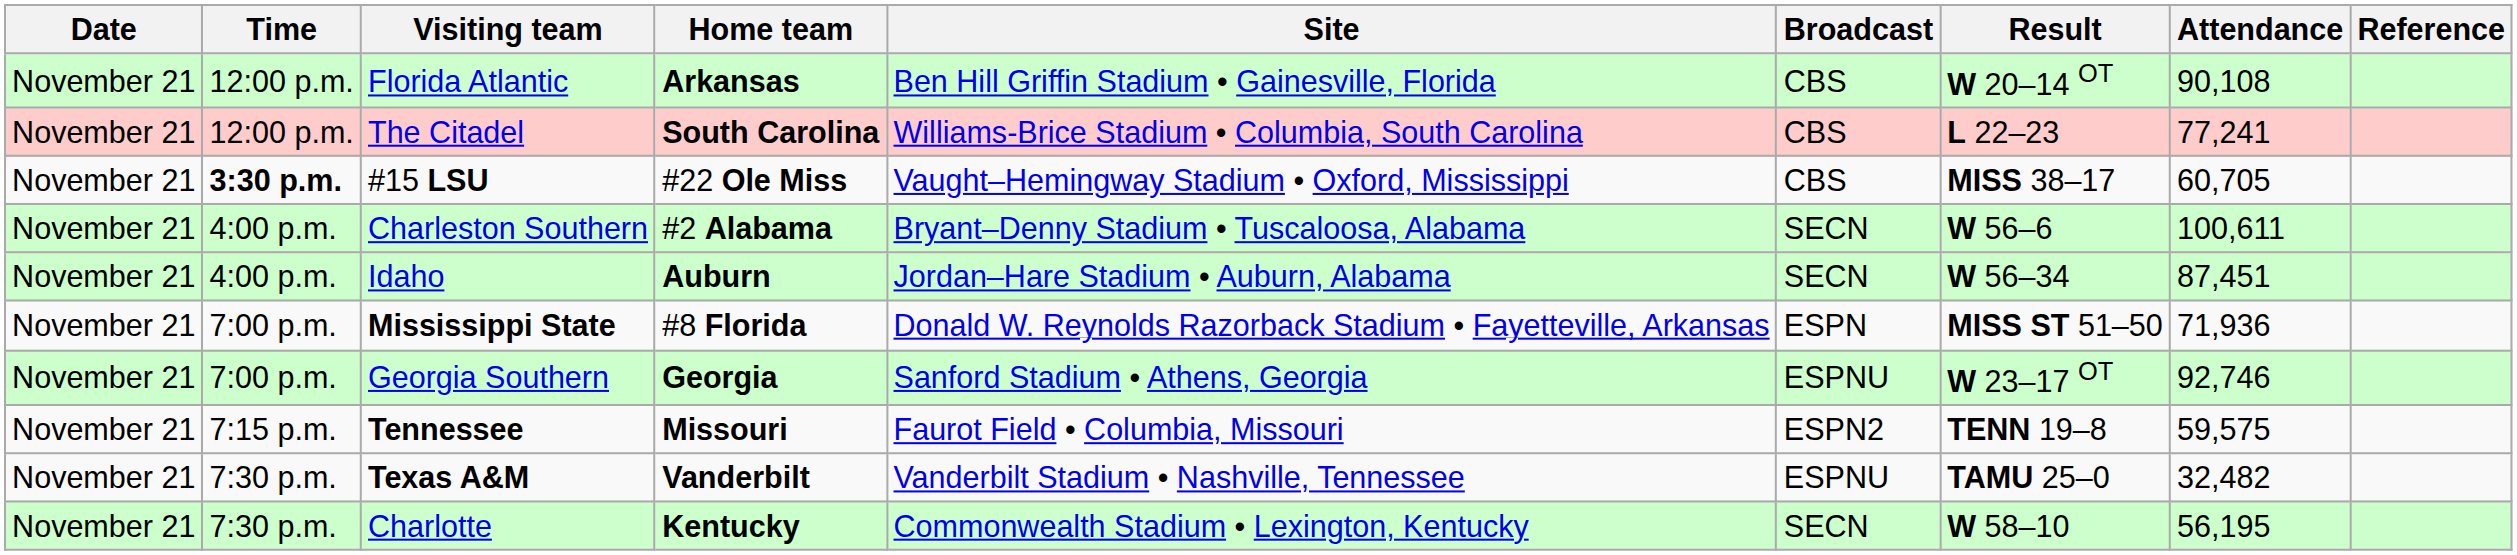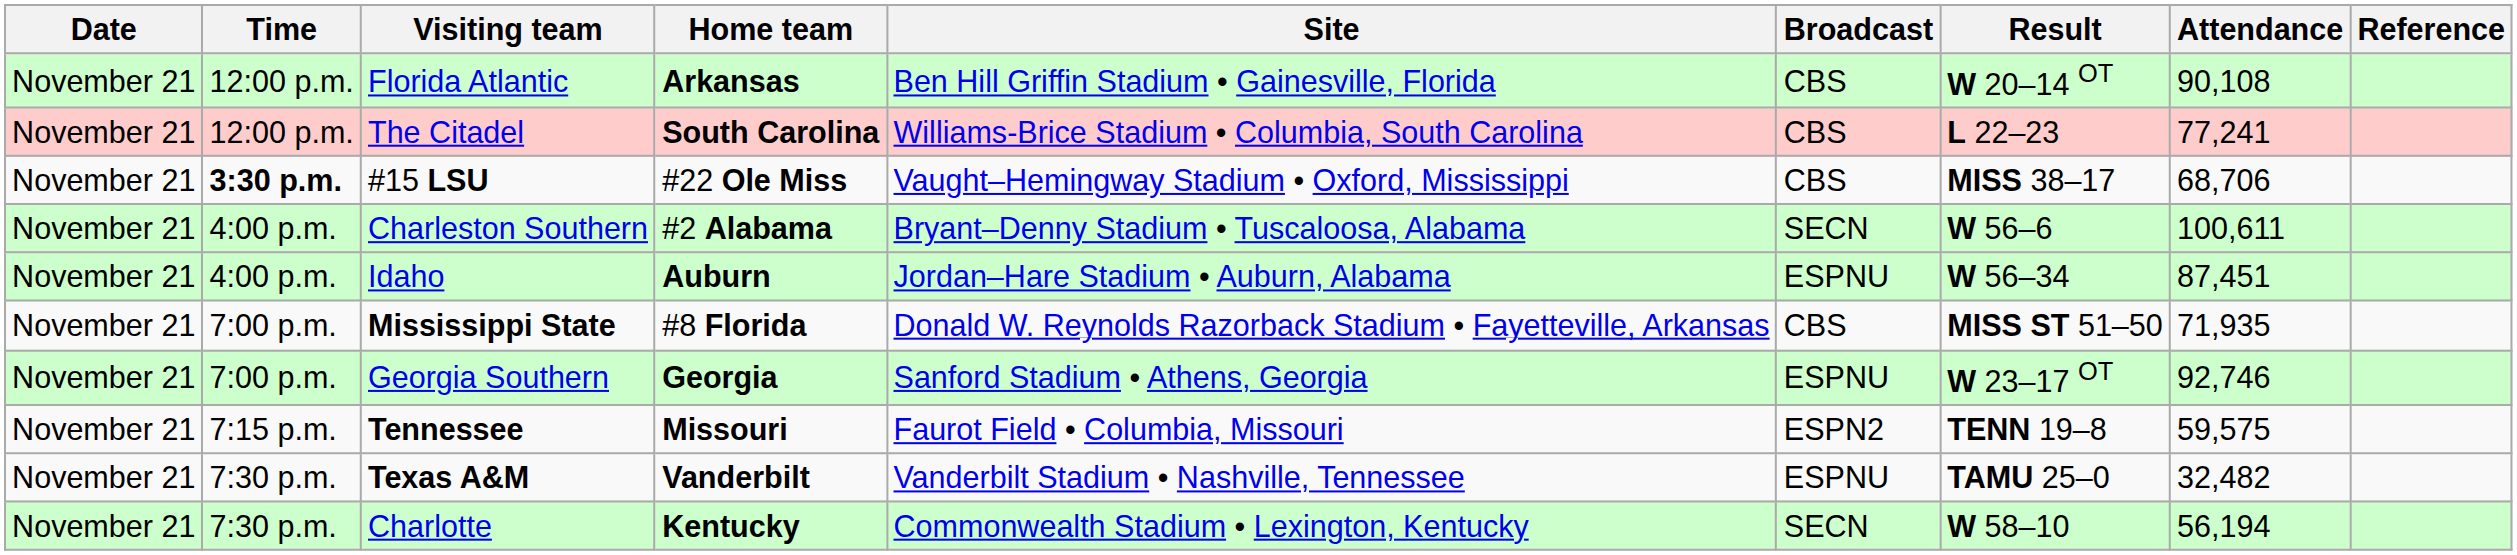(2224, 181) 60,705 -> (2224, 181) 68,706
(1826, 277) SECN -> (1836, 277) ESPNU
(1825, 326) ESPN -> (1815, 326) CBS
(2224, 326) 71,936 -> (2224, 326) 71,935
(2224, 525) 56,195 -> (2224, 525) 56,194
